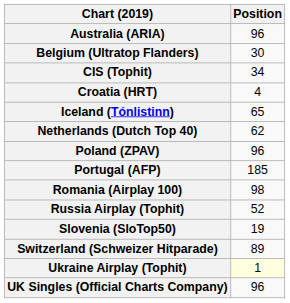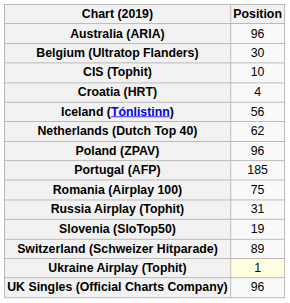(258, 72) 34 -> (258, 72) 10
(258, 111) 65 -> (258, 111) 56
(258, 190) 98 -> (258, 190) 75
(258, 209) 52 -> (258, 209) 31
